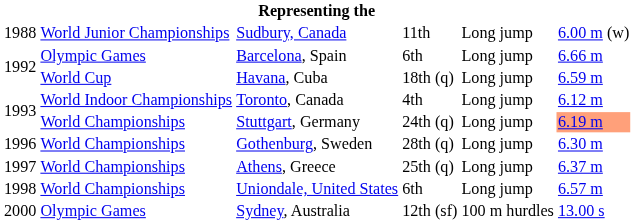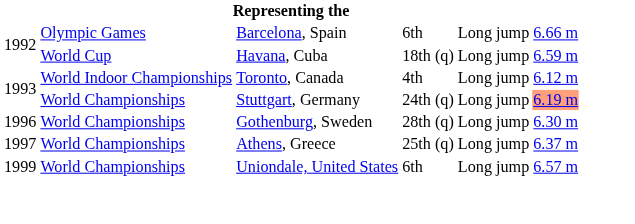- row: (291, 33)
(20, 188) 1998 -> (20, 166) 1999
- row: (293, 211)
